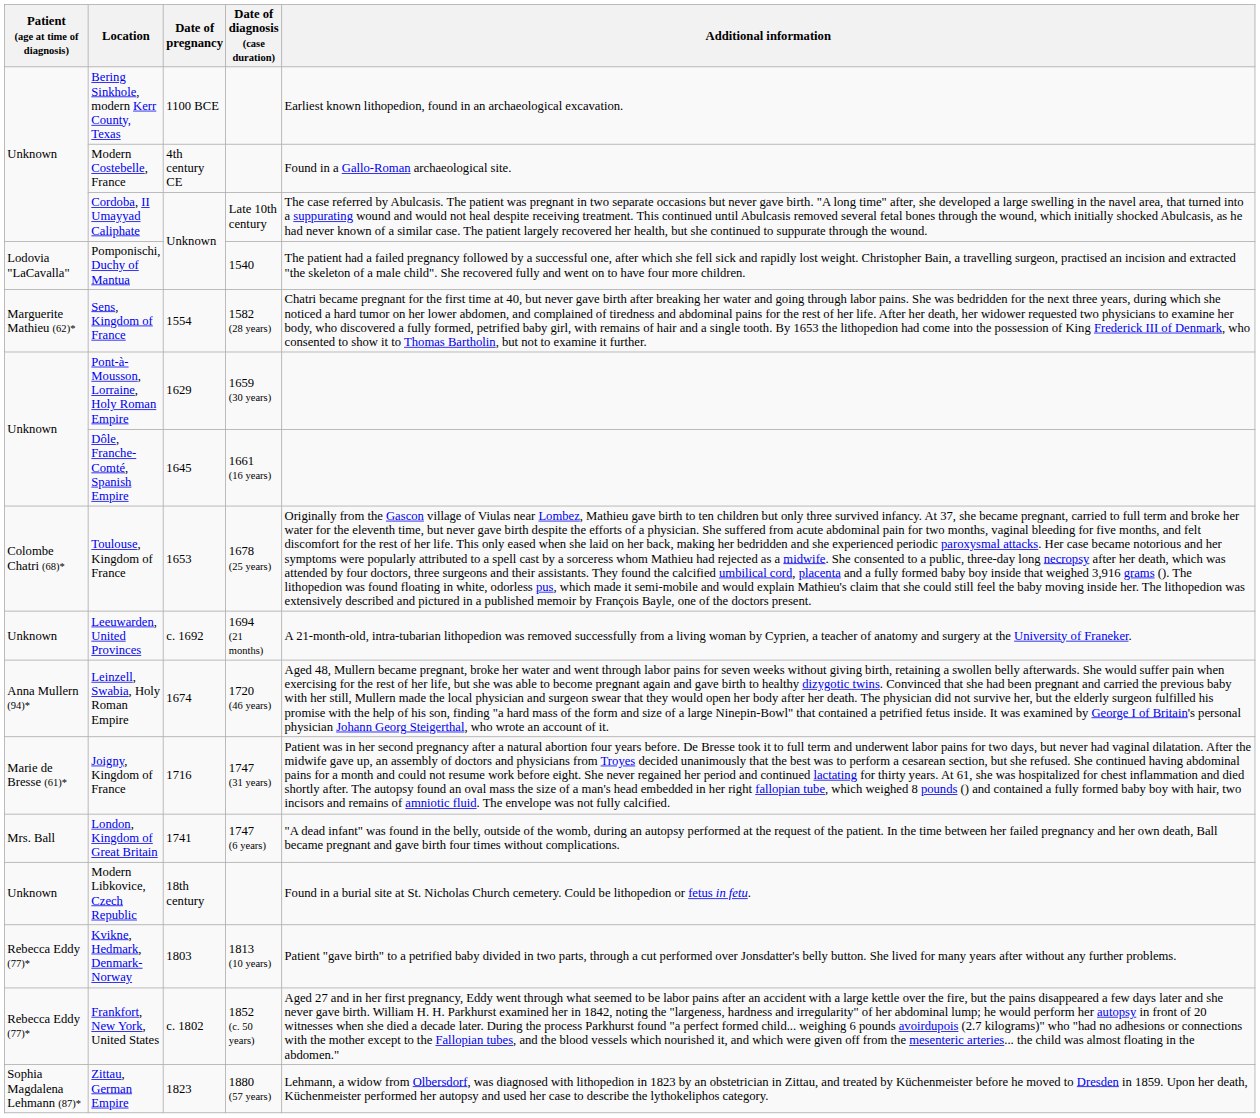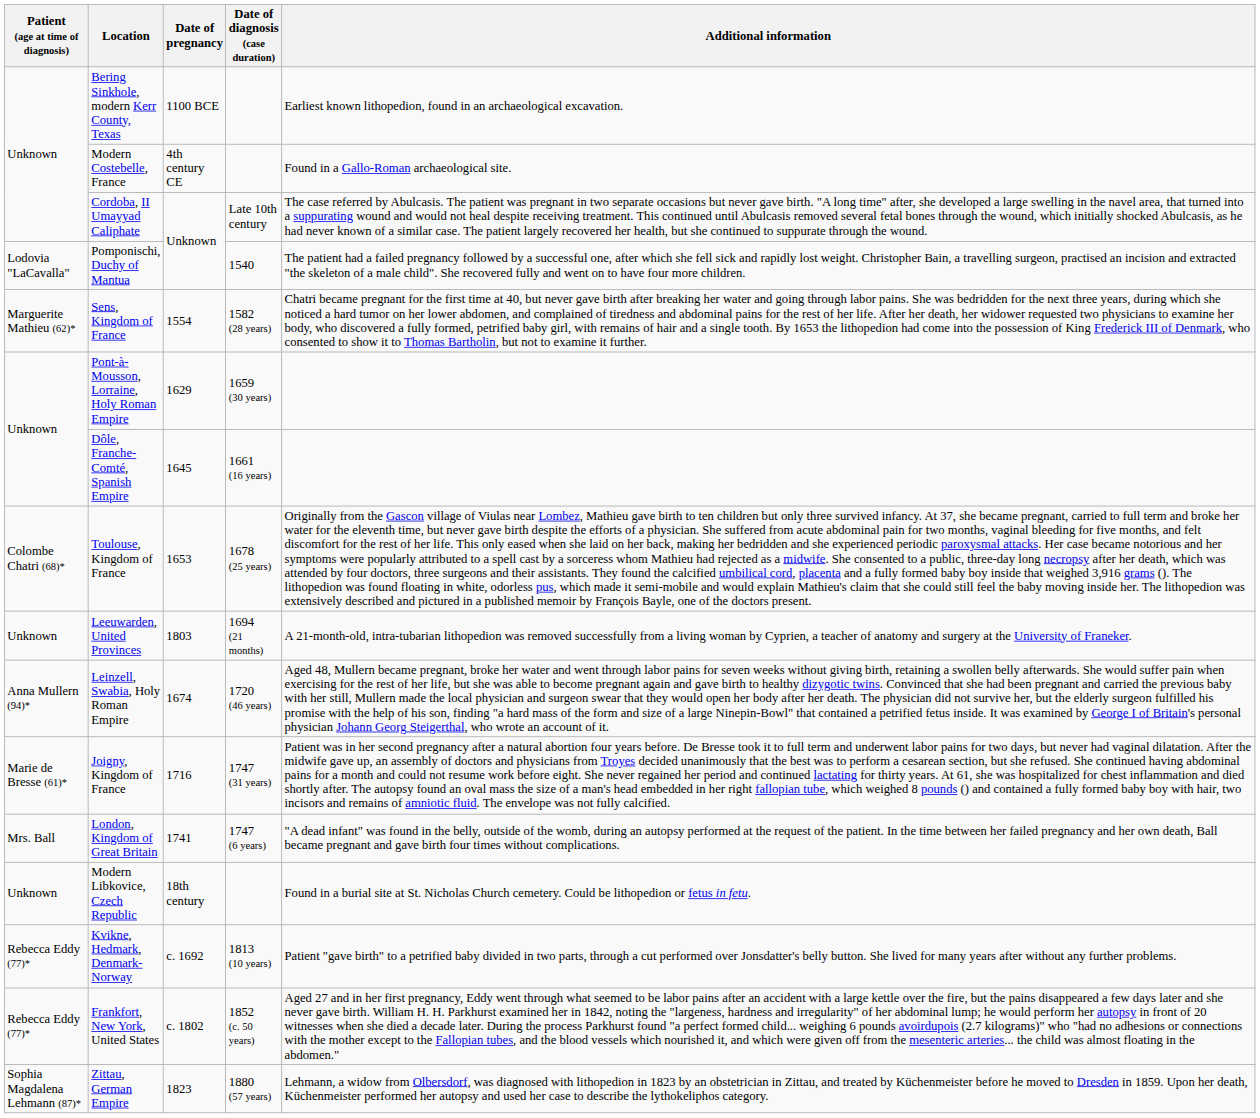(185, 635) c. 1692 -> (179, 635) 1803
(179, 956) 1803 -> (185, 956) c. 1692
